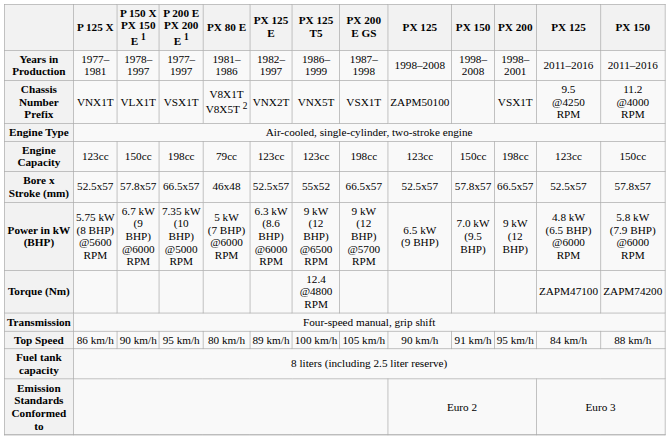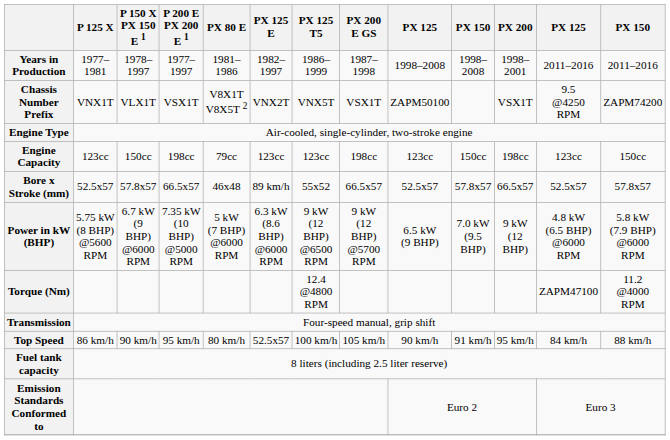(633, 102) 11.2 @4000 RPM -> (633, 102) ZAPM74200
(271, 187) 52.5x57 -> (271, 187) 89 km/h
(633, 291) ZAPM74200 -> (633, 291) 11.2 @4000 RPM
(271, 340) 89 km/h -> (271, 340) 52.5x57
